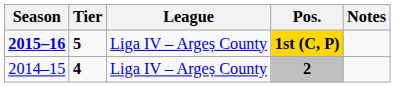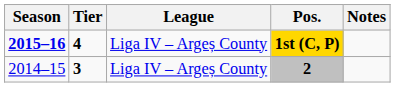(77, 43) 5 -> (77, 43) 4
(77, 69) 4 -> (77, 69) 3
